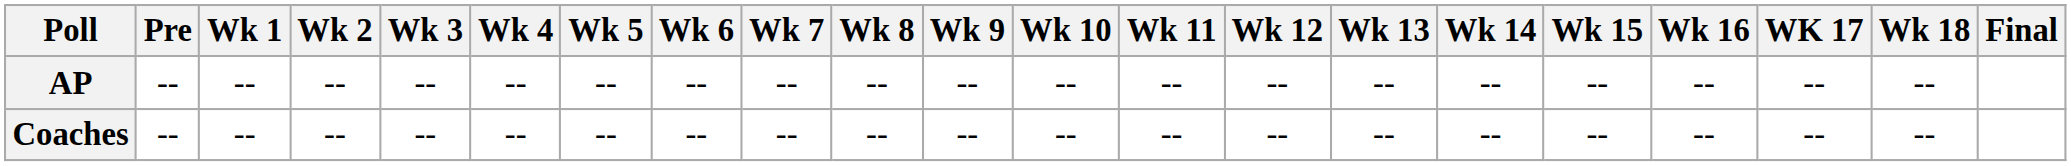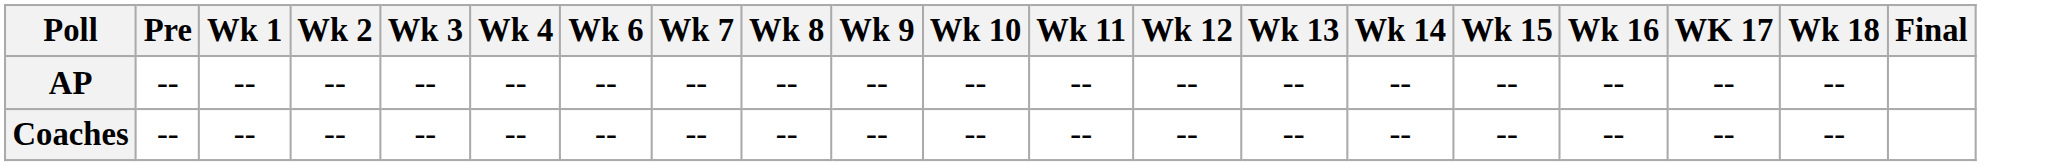- column: (606, 30)
